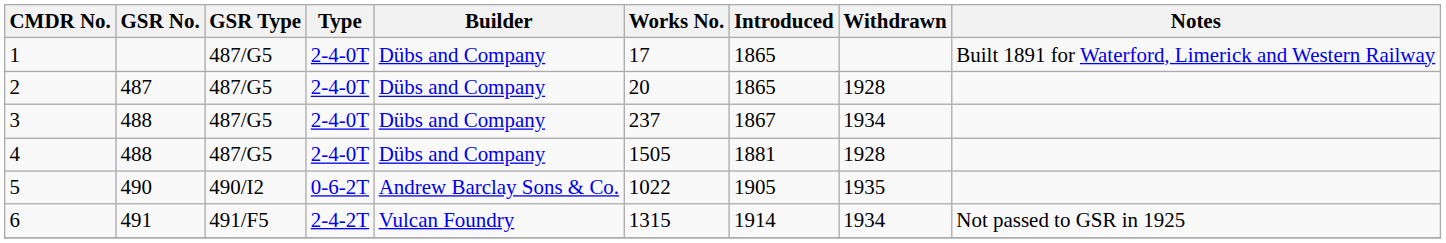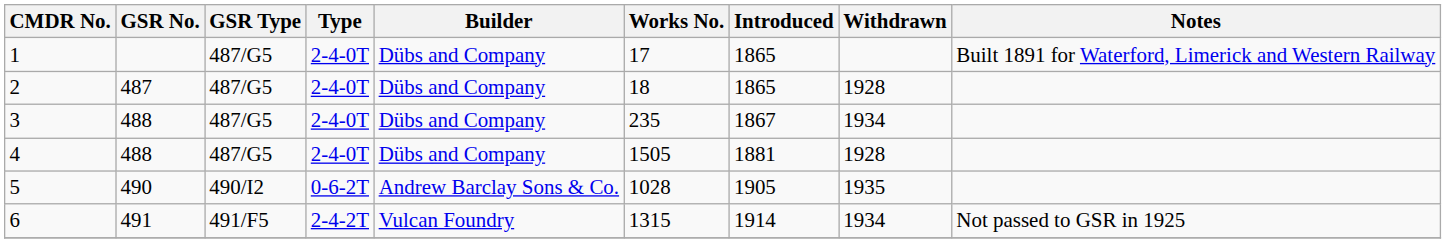(639, 87) 20 -> (639, 87) 18
(644, 120) 237 -> (644, 120) 235
(650, 187) 1022 -> (650, 187) 1028
